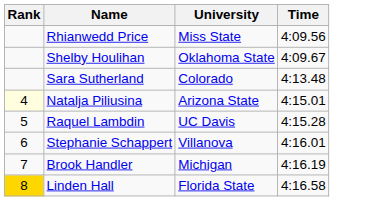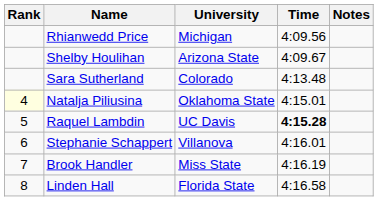+ column: (351, 15)
(210, 36) Miss State -> (205, 36) Michigan
(227, 57) Oklahoma State -> (219, 57) Arizona State
(219, 100) Arizona State -> (227, 100) Oklahoma State
(303, 121) normal -> (304, 121) bold
(205, 164) Michigan -> (210, 164) Miss State
(24, 185) gold background -> (24, 185) no background
